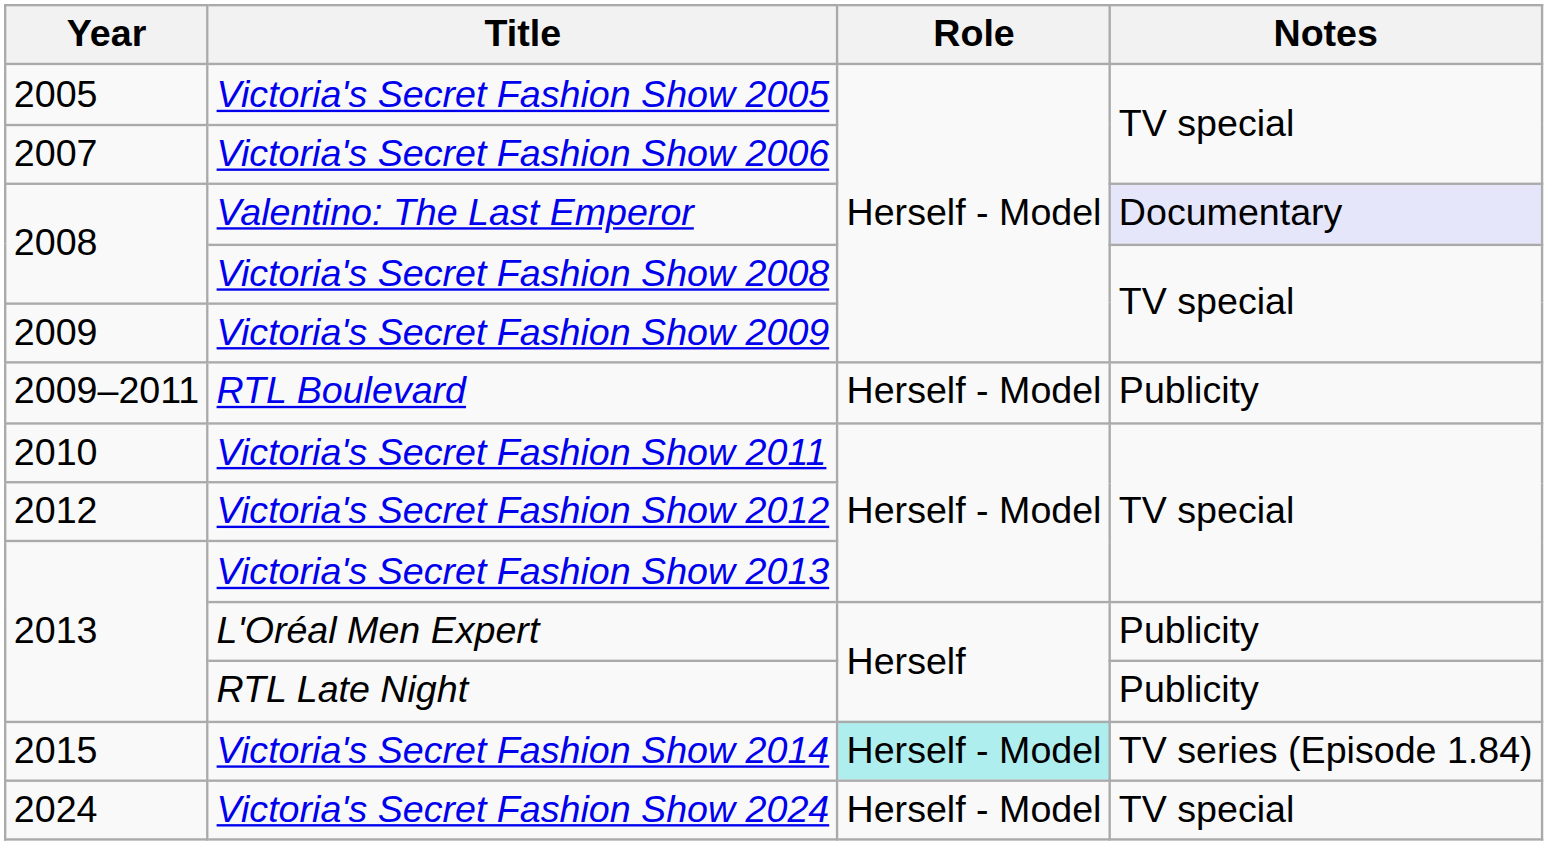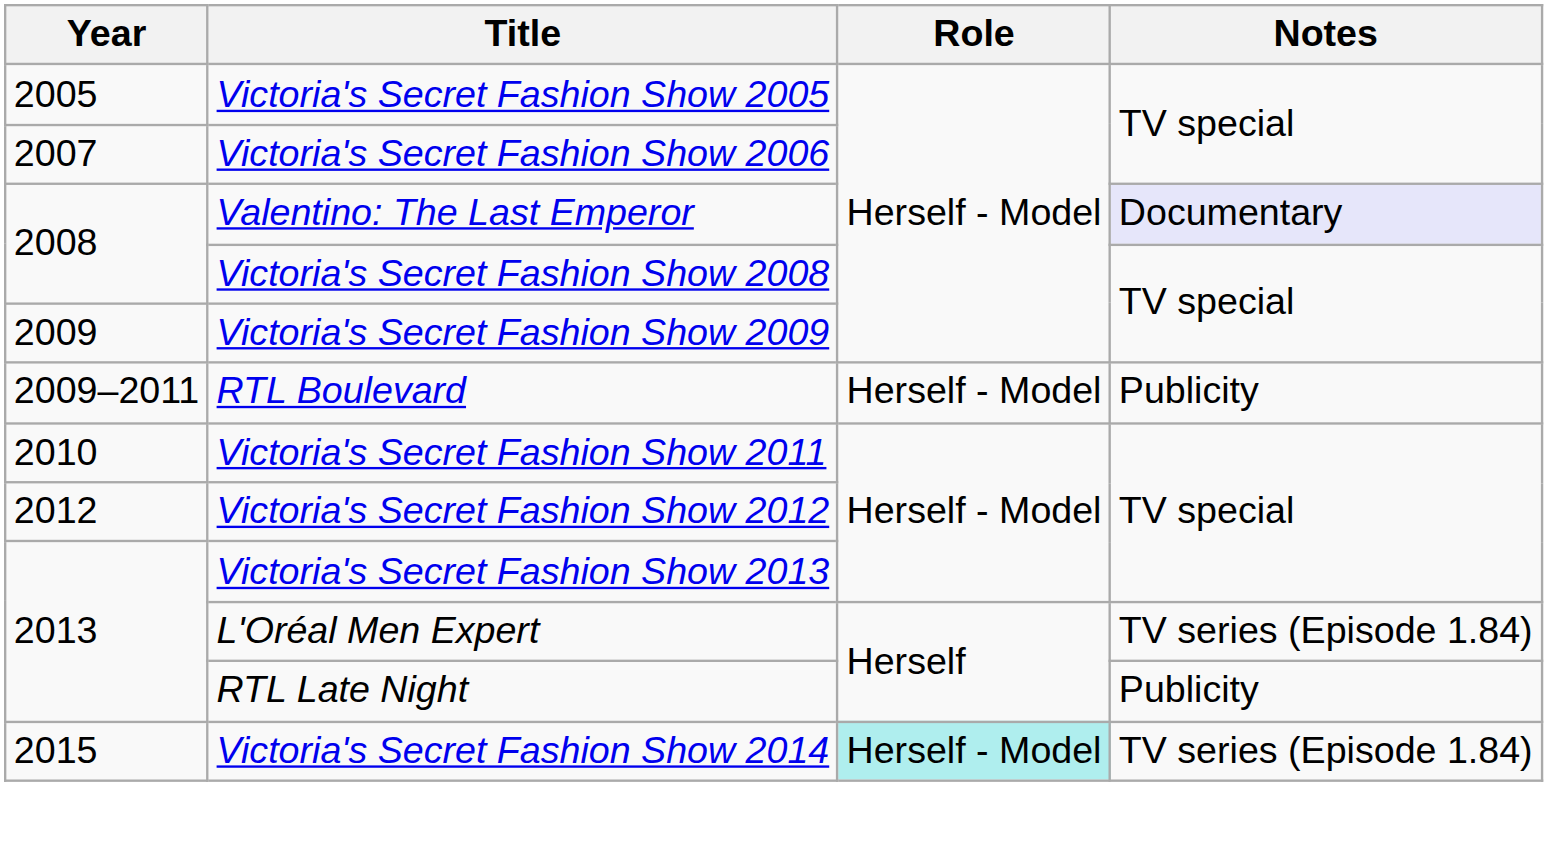(1189, 630) Publicity -> (1326, 630) TV series (Episode 1.84)
- row: (523, 809)
